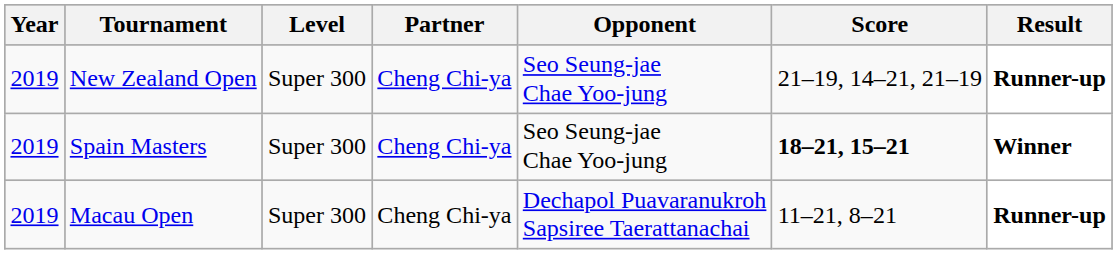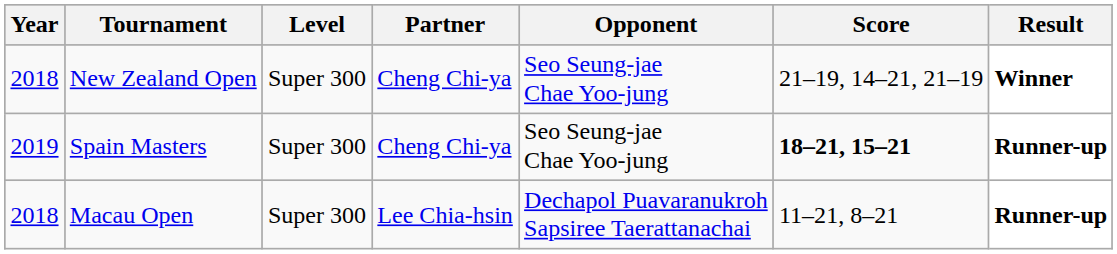(35, 78) 2019 -> (35, 78) 2018
(1050, 78) Runner-up -> (1034, 78) Winner
(1032, 146) Winner -> (1051, 146) Runner-up
(35, 214) 2019 -> (35, 214) 2018
(444, 214) Cheng Chi-ya -> (445, 214) Lee Chia-hsin
